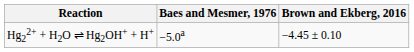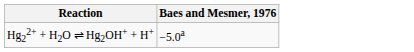- column: (344, 13)
